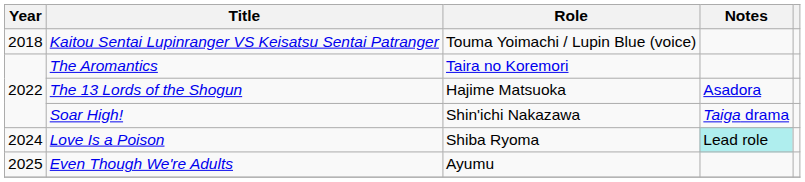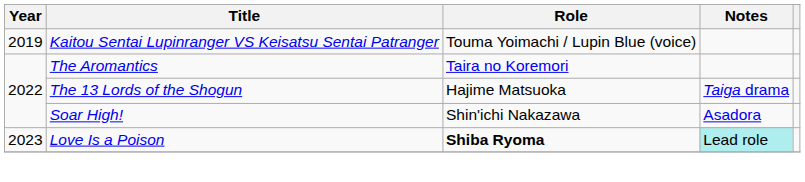(25, 41) 2018 -> (25, 41) 2019
(732, 90) Asadora -> (746, 90) Taiga drama
(746, 115) Taiga drama -> (732, 115) Asadora
(25, 139) 2024 -> (25, 139) 2023
(493, 139) normal -> (495, 139) bold
- row: (141, 164)
